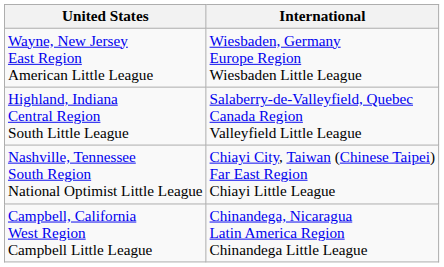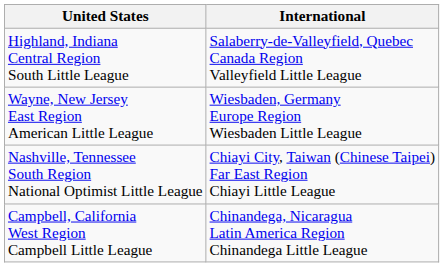rows swapped: (68, 116) <-> (81, 57)
